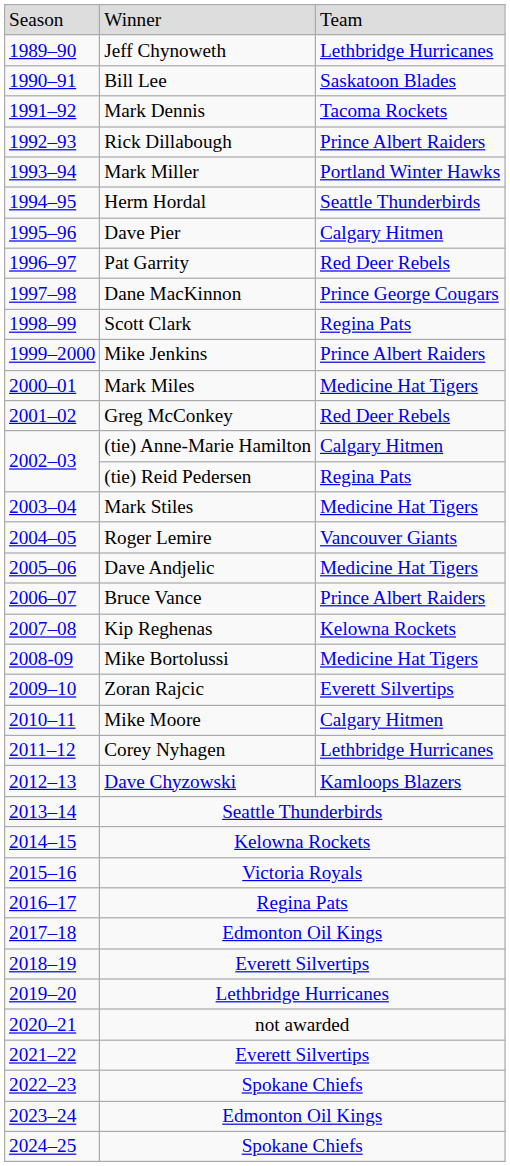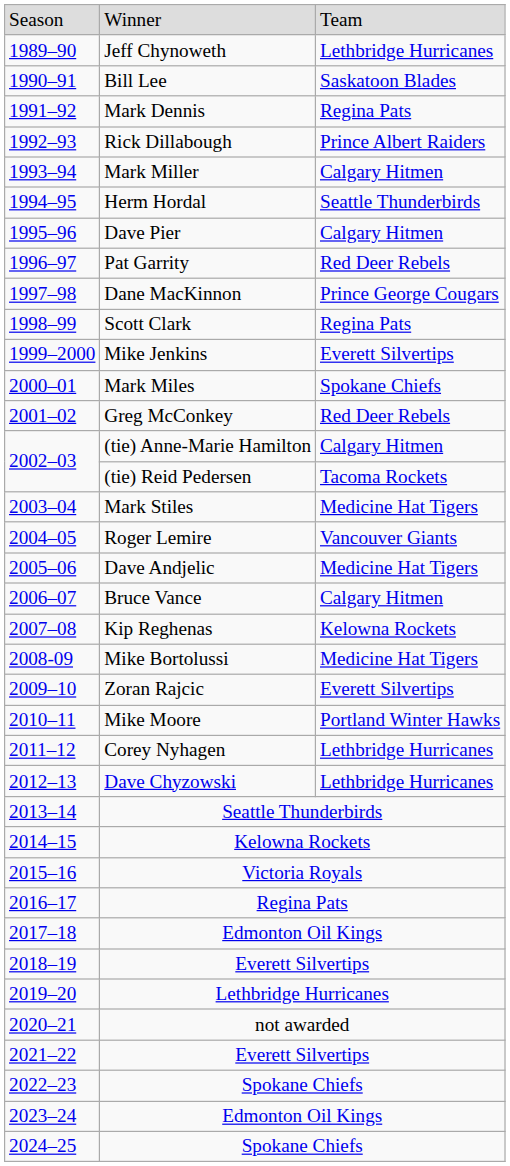(384, 111) Tacoma Rockets -> (366, 111) Regina Pats
(410, 171) Portland Winter Hawks -> (382, 171) Calgary Hitmen
(403, 354) Prince Albert Raiders -> (387, 354) Everett Silvertips
(399, 385) Medicine Hat Tigers -> (381, 385) Spokane Chiefs
(366, 476) Regina Pats -> (384, 476) Tacoma Rockets
(403, 598) Prince Albert Raiders -> (382, 598) Calgary Hitmen
(382, 720) Calgary Hitmen -> (410, 720) Portland Winter Hawks
(391, 780) Kamloops Blazers -> (407, 780) Lethbridge Hurricanes
